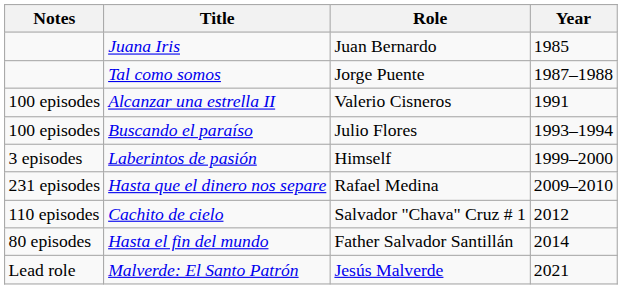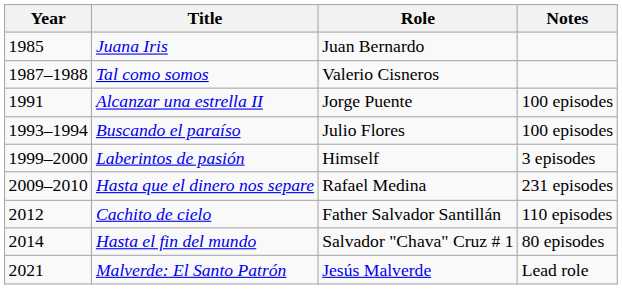columns swapped: (573, 18) <-> (54, 18)
(379, 74) Jorge Puente -> (381, 74) Valerio Cisneros
(393, 102) Valerio Cisneros -> (367, 102) Jorge Puente
(430, 213) Salvador "Chava" Cruz # 1 -> (412, 213) Father Salvador Santillán
(424, 241) Father Salvador Santillán -> (418, 241) Salvador "Chava" Cruz # 1
